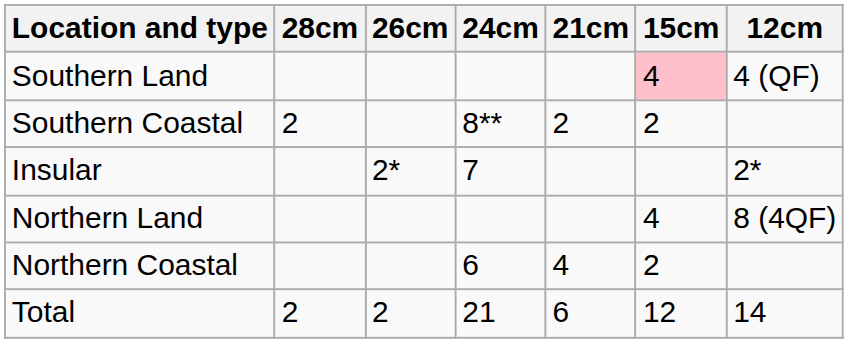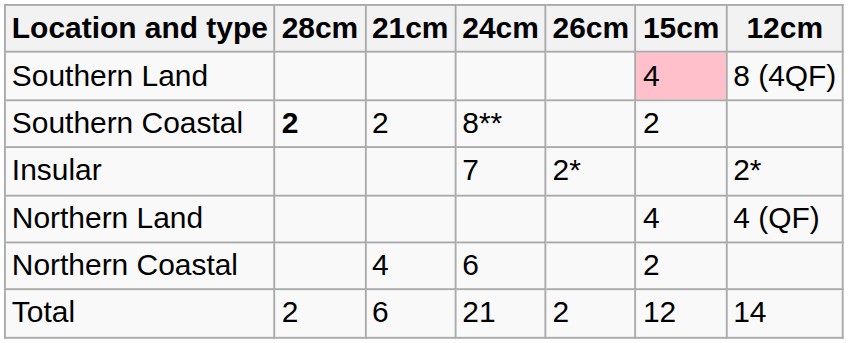columns swapped: (410, 28) <-> (591, 28)
(776, 75) 4 (QF) -> (785, 75) 8 (4QF)
(290, 123) normal -> (290, 123) bold
(785, 218) 8 (4QF) -> (776, 218) 4 (QF)
